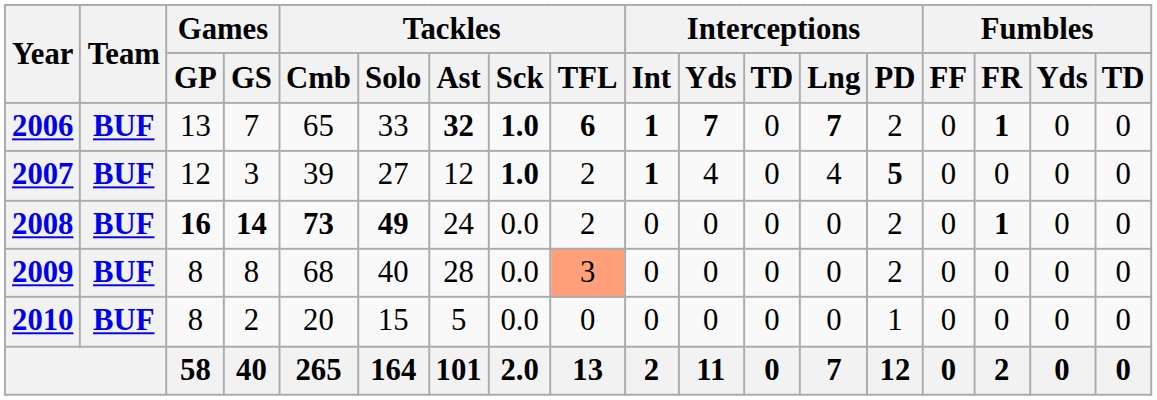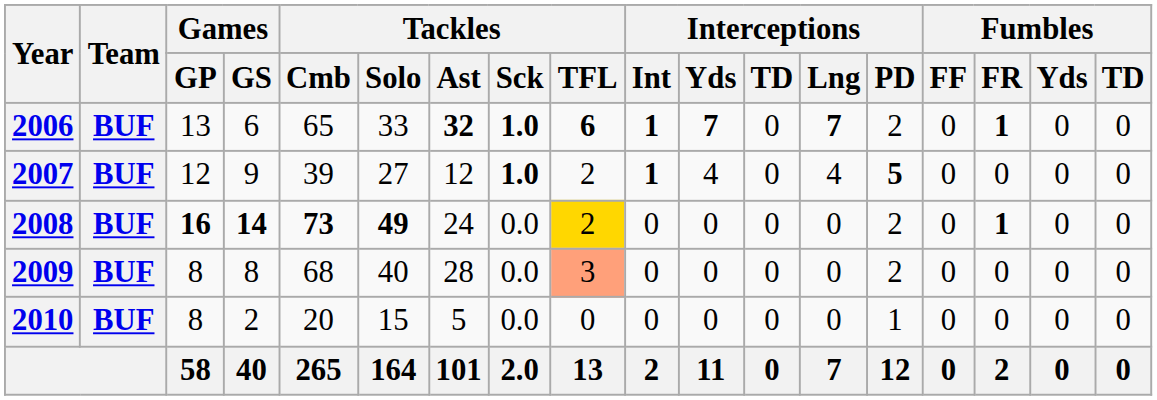(251, 126) 7 -> (251, 126) 6
(251, 175) 3 -> (251, 175) 9
(588, 223) no background -> (588, 223) gold background
